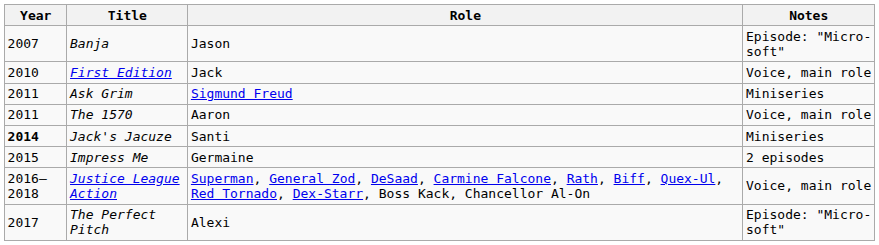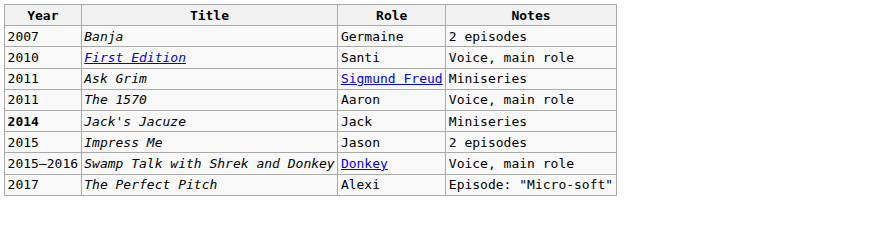(210, 44) Jason -> (372, 36) Germaine
(809, 44) Episode: "Micro-soft" -> (488, 36) 2 episodes
(207, 72) Jack -> (360, 57) Santi
(210, 136) Santi -> (357, 121) Jack
(222, 157) Germaine -> (360, 142) Jason
+ row: (209, 163)
- row: (125, 186)
